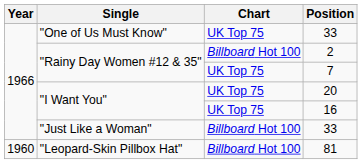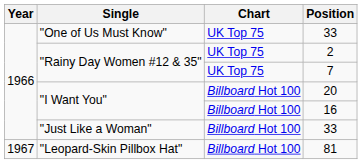(254, 52) Billboard Hot 100 -> (236, 52) UK Top 75
(236, 91) UK Top 75 -> (254, 91) Billboard Hot 100
(236, 110) UK Top 75 -> (254, 110) Billboard Hot 100
(21, 149) 1960 -> (21, 149) 1967
